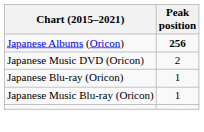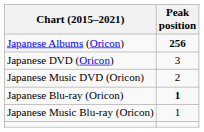+ row: (60, 60)
(178, 78) normal -> (178, 95) bold
